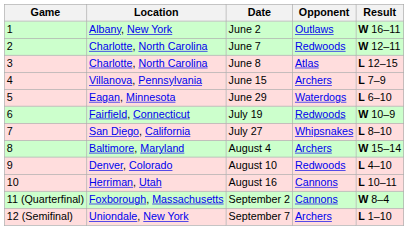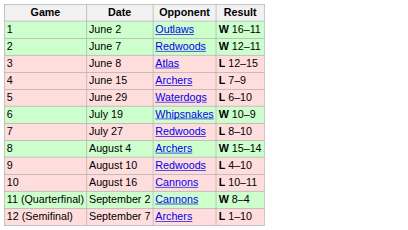- column: (156, 13)
(320, 115) Redwoods -> (185, 115) Whipsnakes
(324, 132) Whipsnakes -> (181, 132) Redwoods
